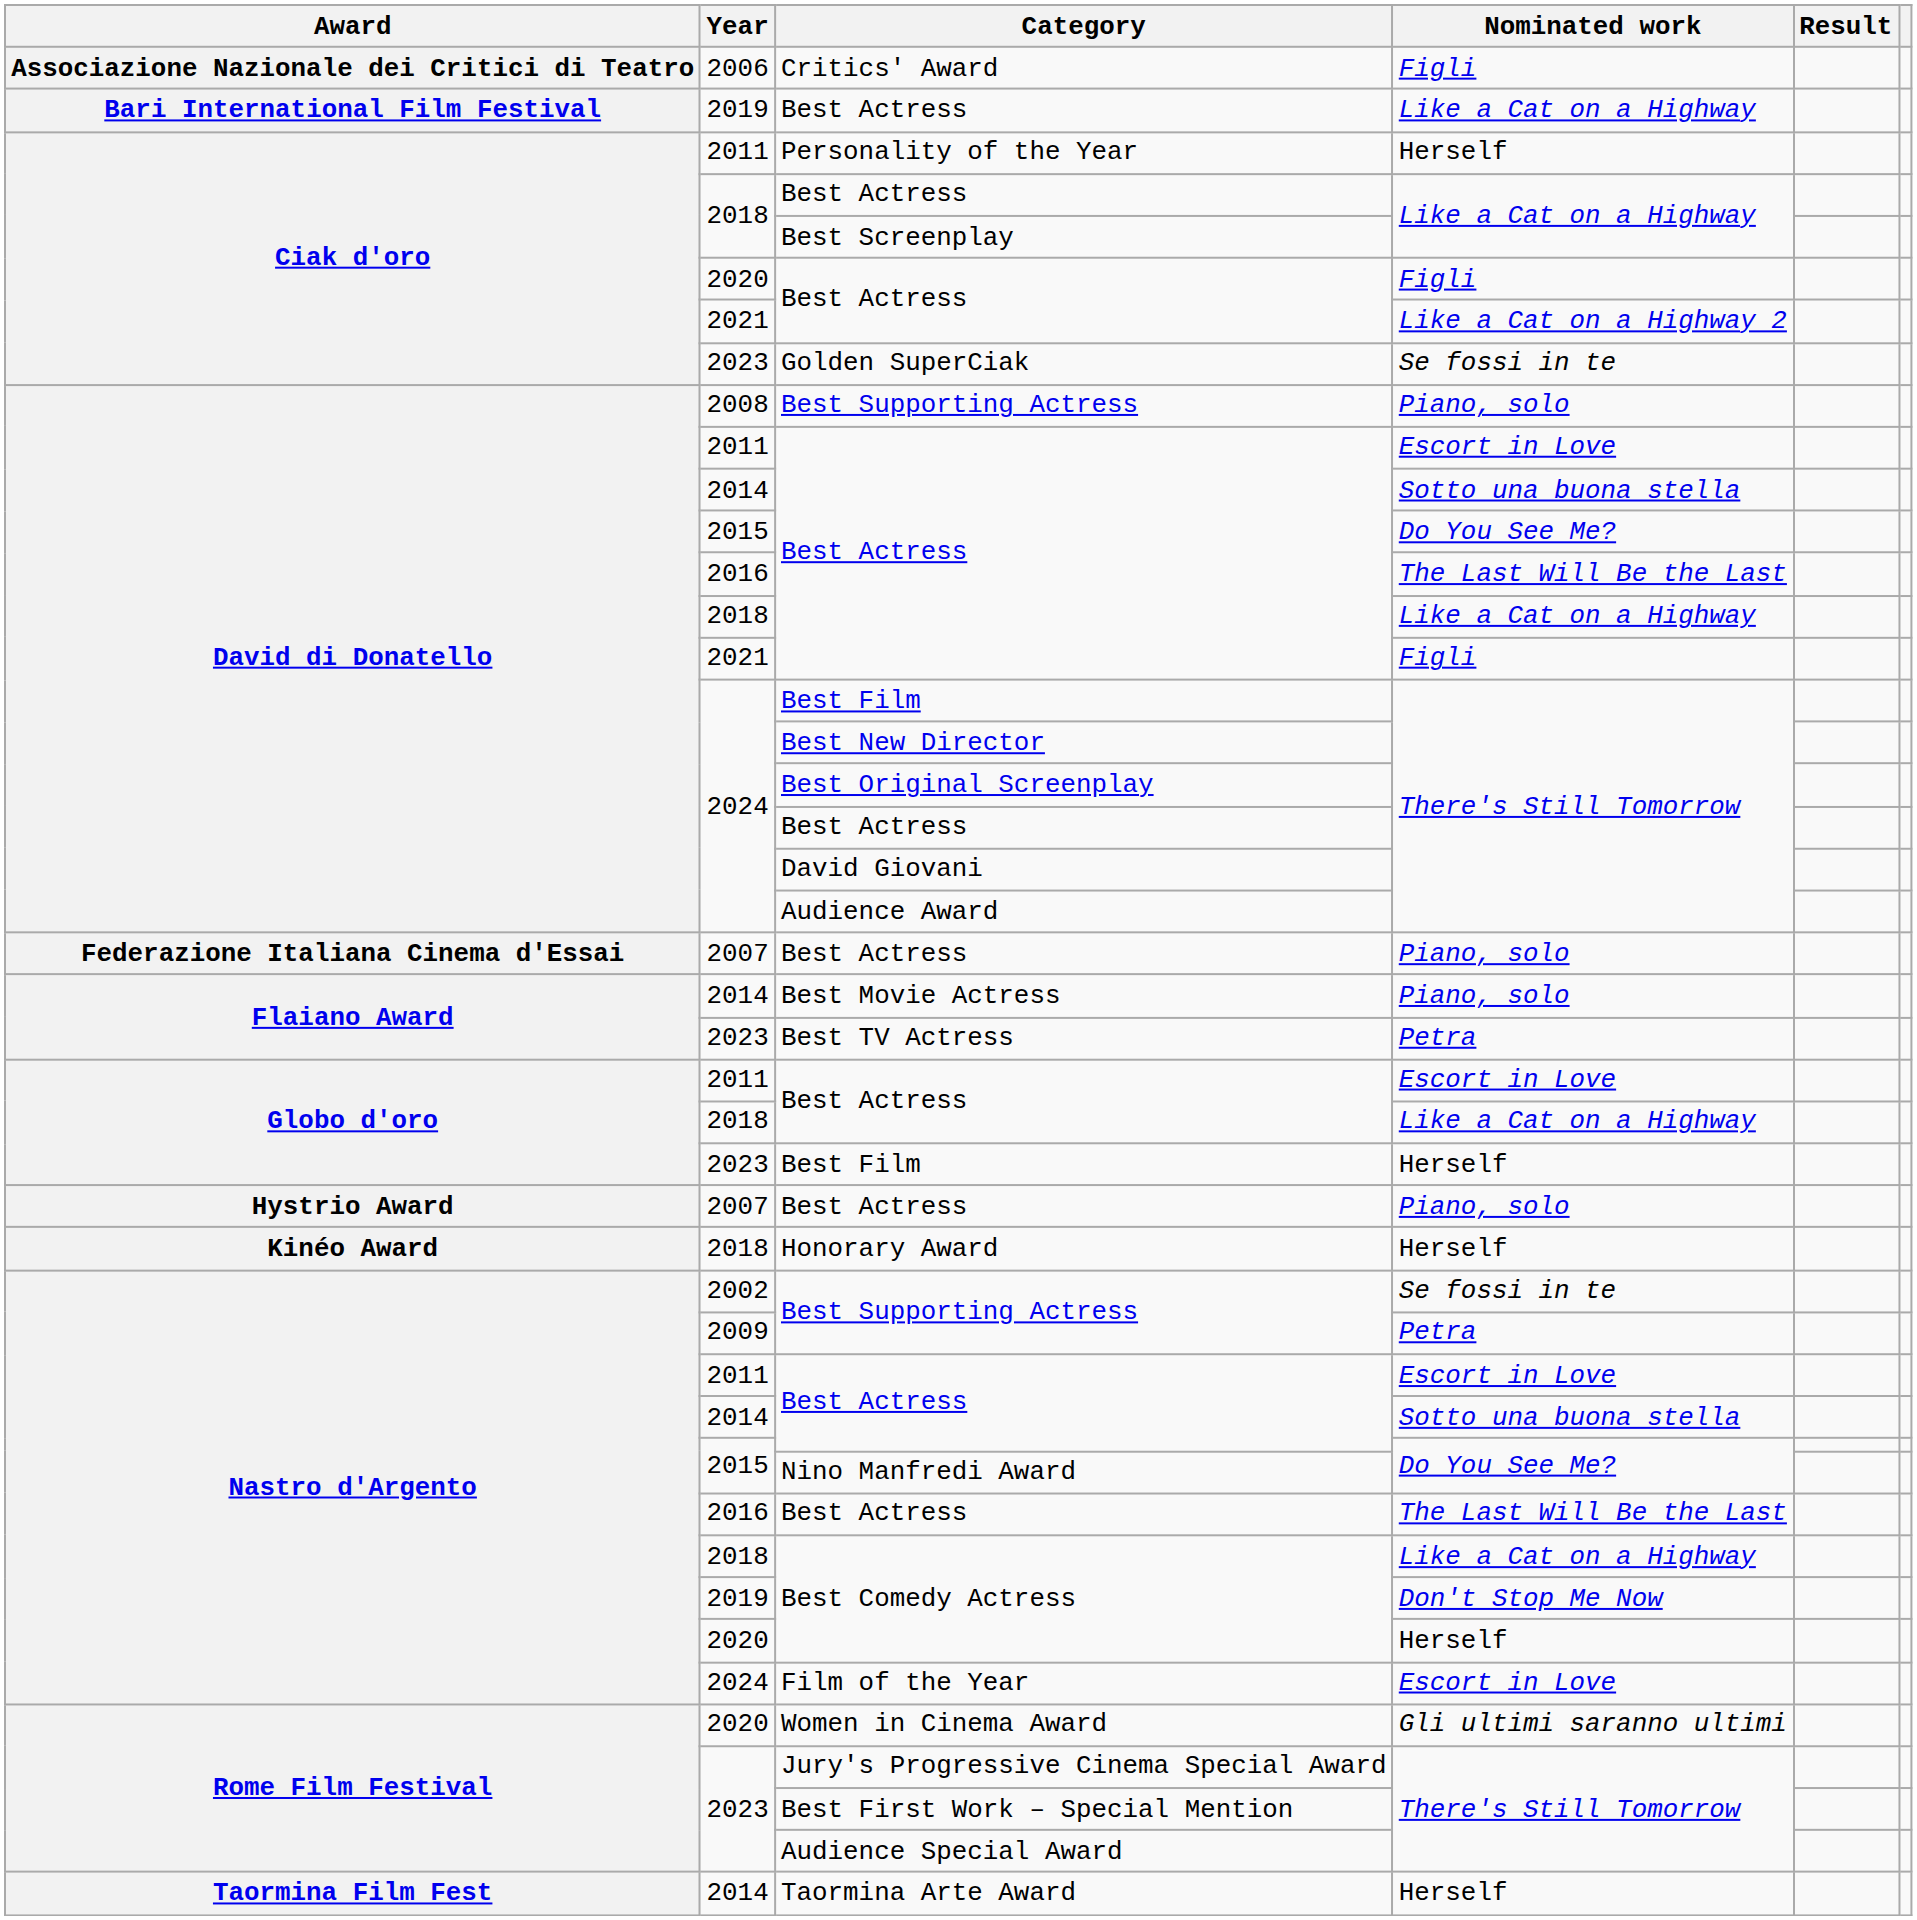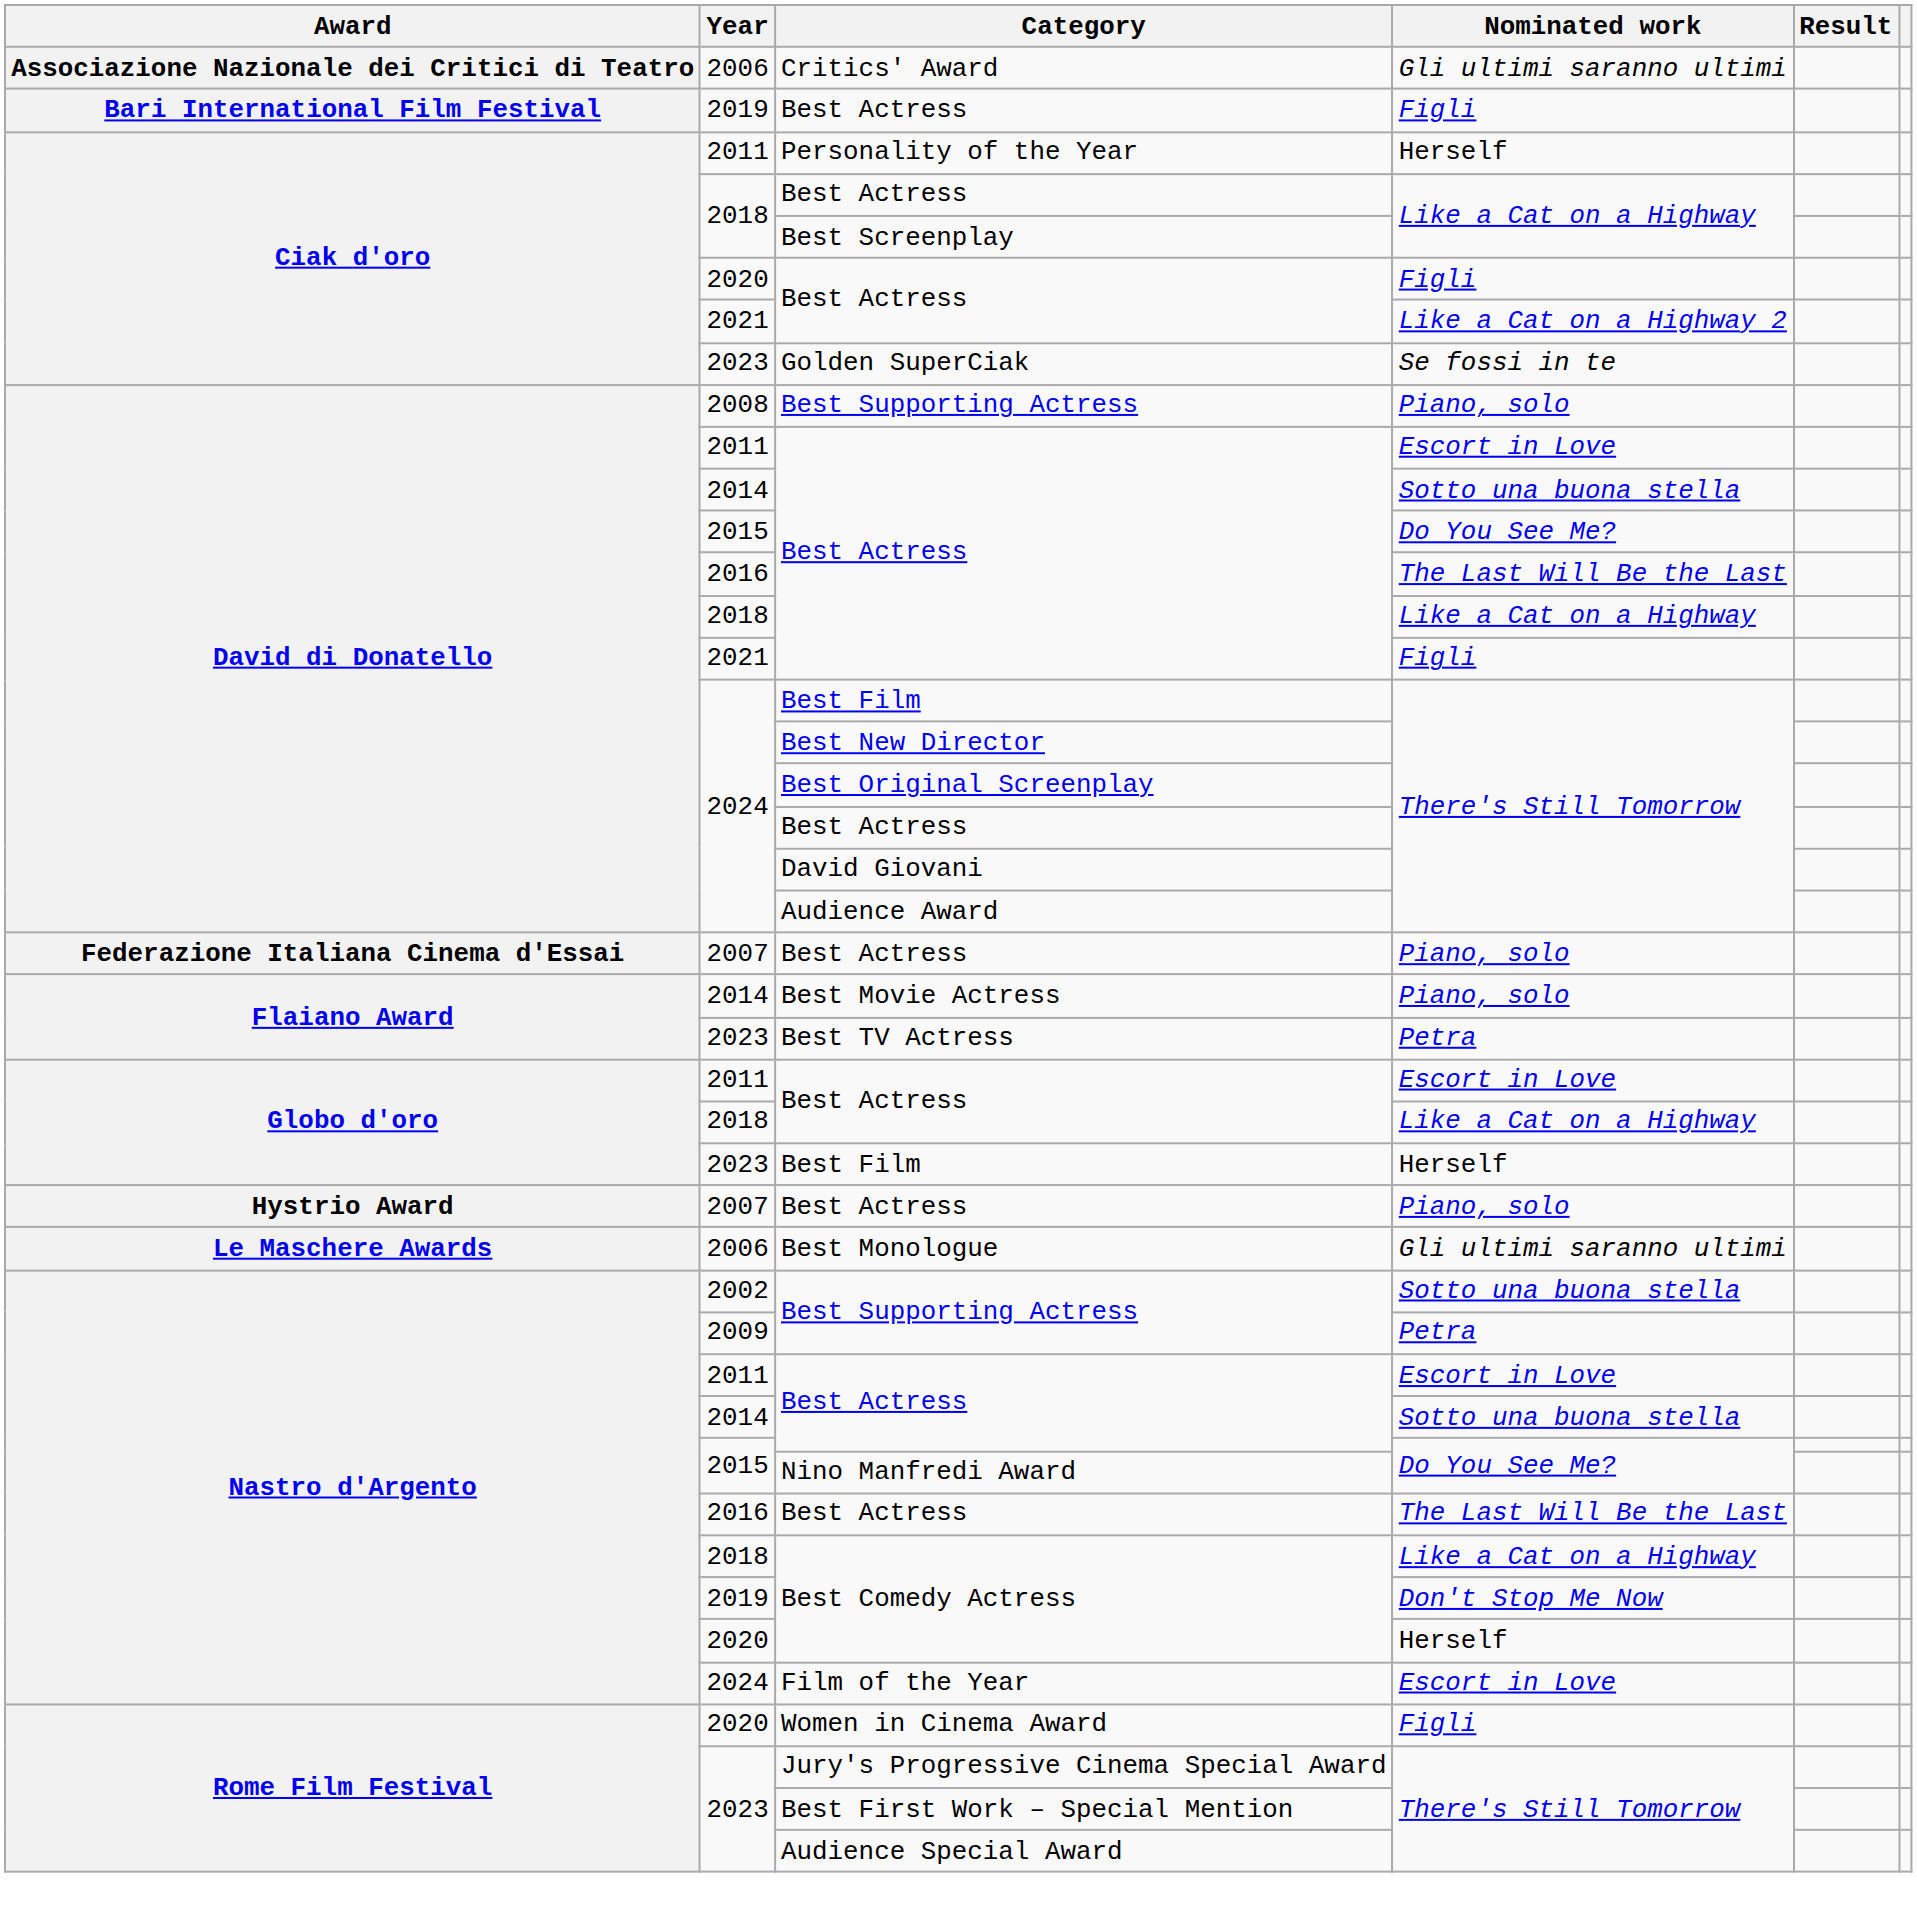(1438, 68) Figli -> (1593, 68) Gli ultimi saranno ultimi
(1577, 110) Like a Cat on a Highway -> (1438, 110) Figli
- row: (738, 1249)
+ row: (738, 1249)
(1507, 1291) Se fossi in te -> (1570, 1291) Sotto una buona stella
(1593, 1725) Gli ultimi saranno ultimi -> (1438, 1725) Figli
- row: (738, 1894)
